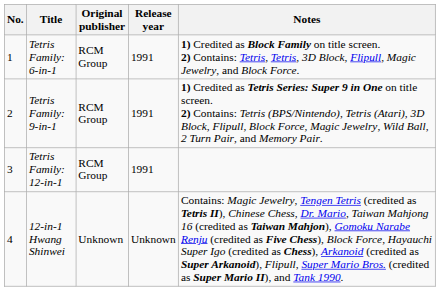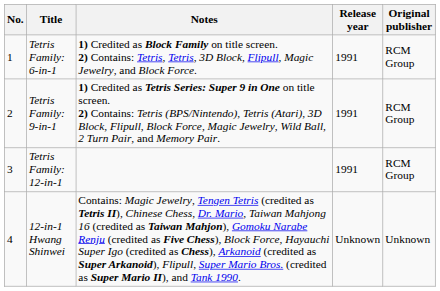columns swapped: (102, 19) <-> (307, 19)
